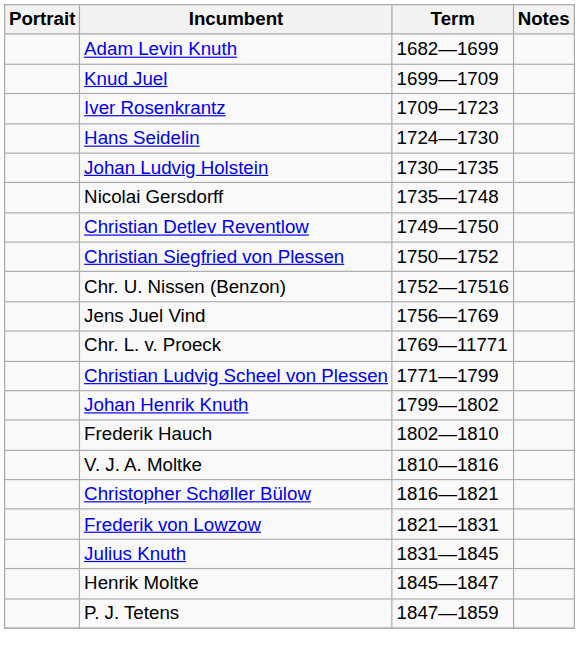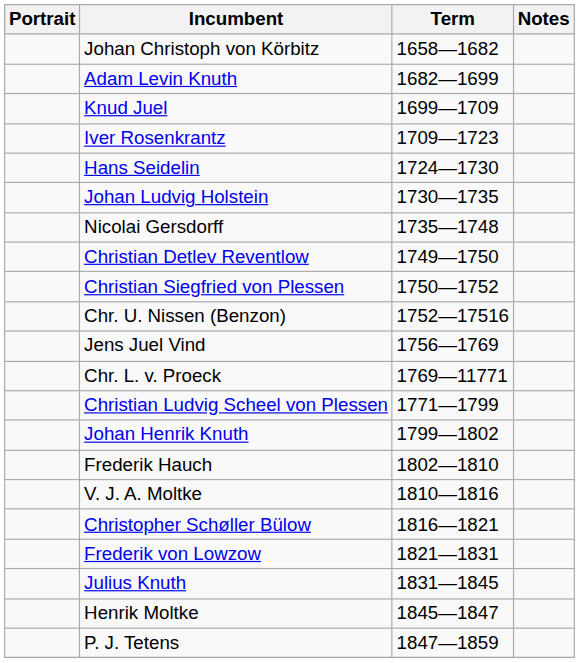+ row: (202, 49)
